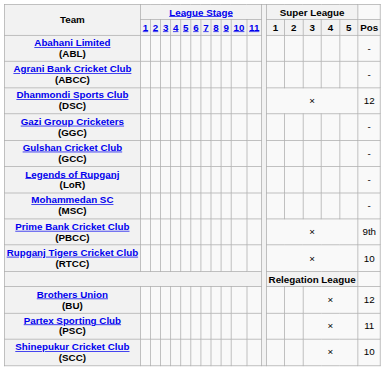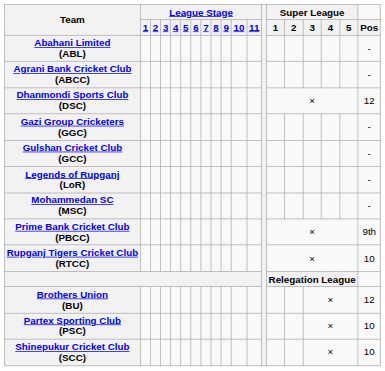(369, 326) 11 -> (369, 326) 10
